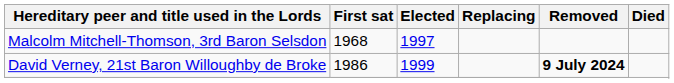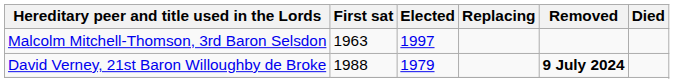(351, 41) 1968 -> (351, 41) 1963
(351, 65) 1986 -> (351, 65) 1988
(417, 65) 1999 -> (417, 65) 1979
